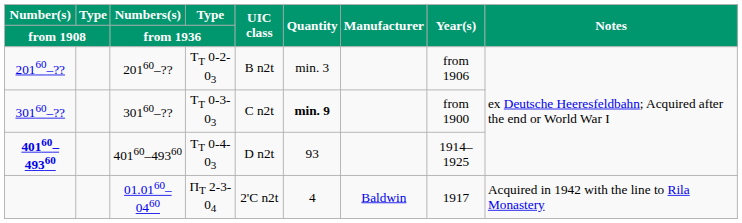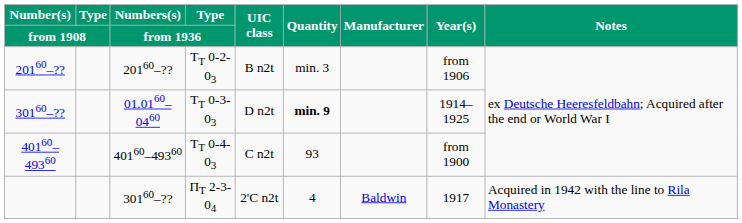(148, 111) 30160–?? -> (148, 111) 01.0160–0460
(259, 111) C n2t -> (259, 111) D n2t
(456, 111) from 1900 -> (456, 111) 1914–1925
(40, 154) bold -> (40, 154) normal
(259, 154) D n2t -> (259, 154) C n2t
(456, 154) 1914–1925 -> (456, 154) from 1900
(148, 197) 01.0160–0460 -> (148, 197) 30160–??
